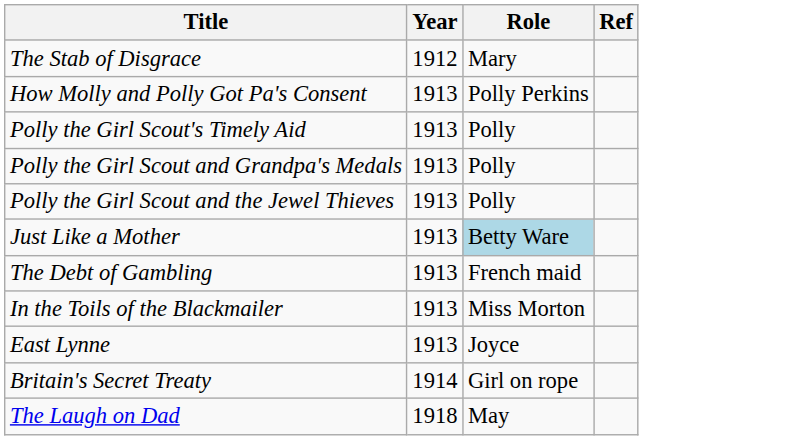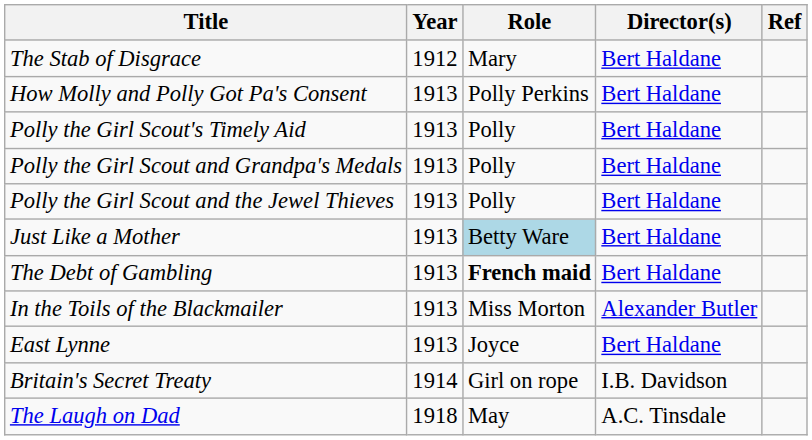+ column: (679, 22)
(525, 272) normal -> (529, 272) bold
